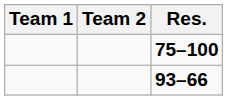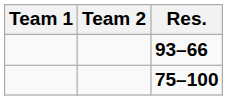rows swapped: (187, 49) <-> (181, 79)
